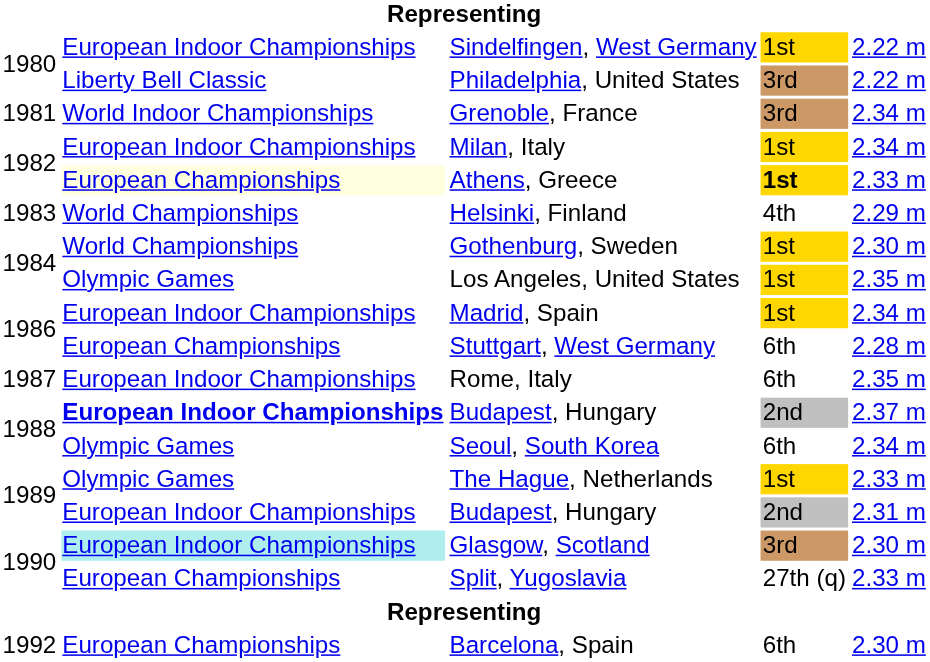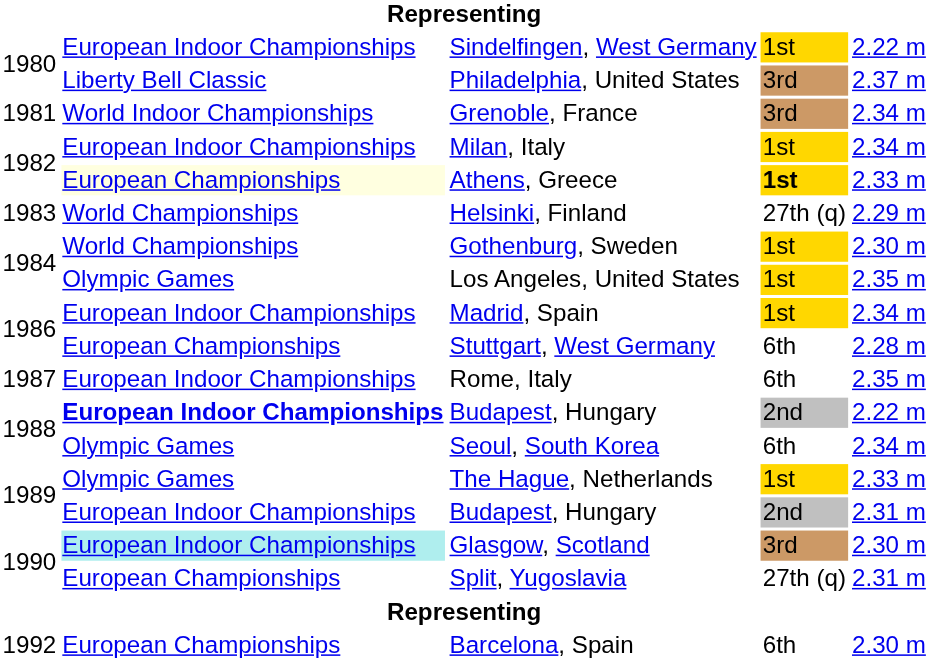(889, 80) 2.22 m -> (889, 80) 2.37 m
(779, 213) 4th -> (804, 213) 27th (q)
(889, 412) 2.37 m -> (889, 412) 2.22 m
(889, 578) 2.33 m -> (889, 578) 2.31 m
